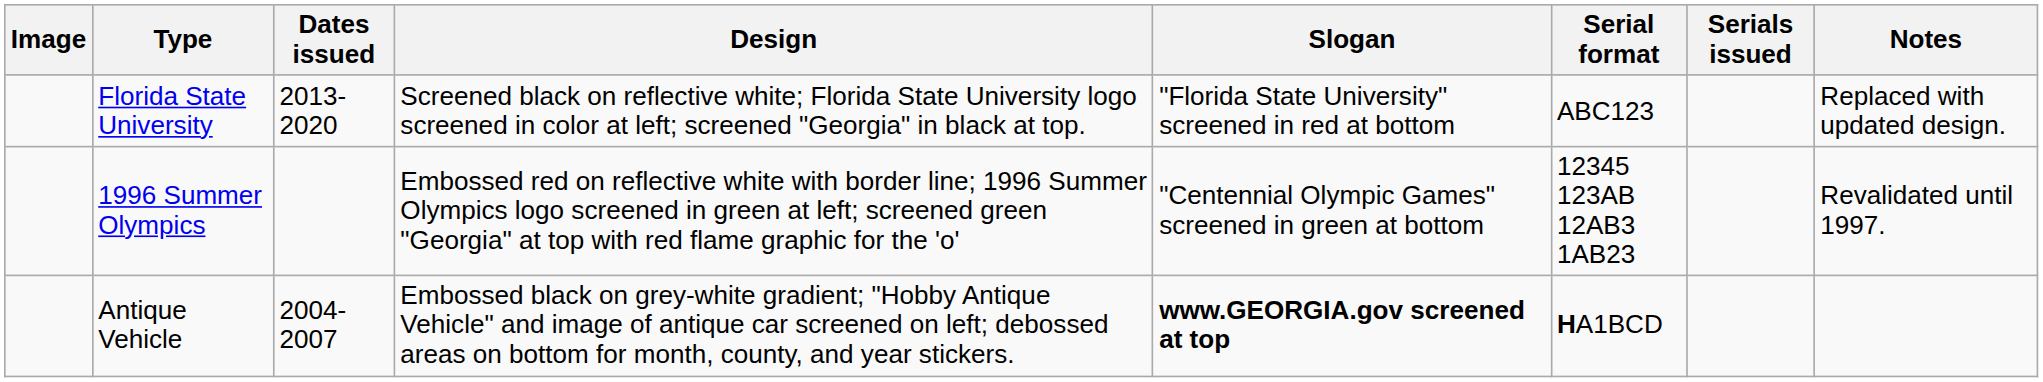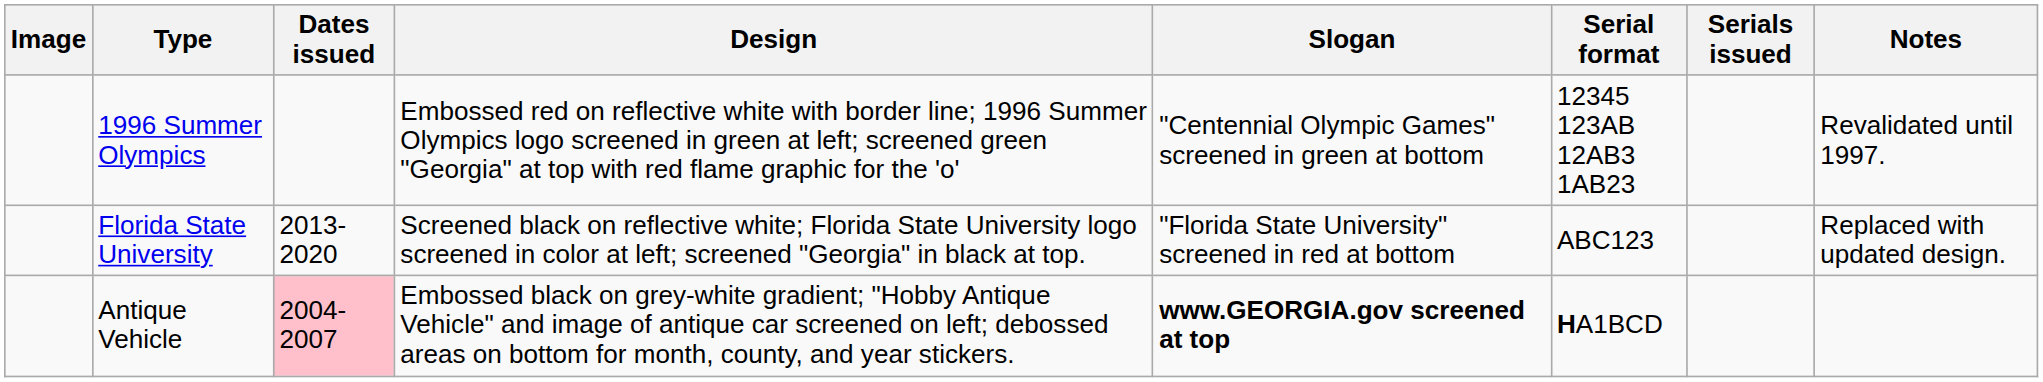rows swapped: (180, 210) <-> (172, 110)
(313, 325) no background -> (313, 325) pink background
